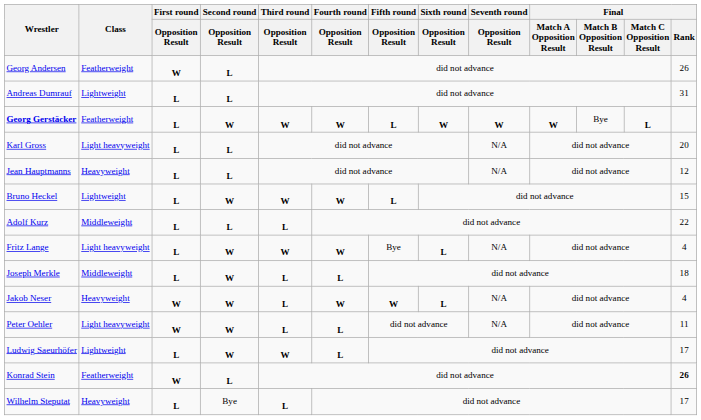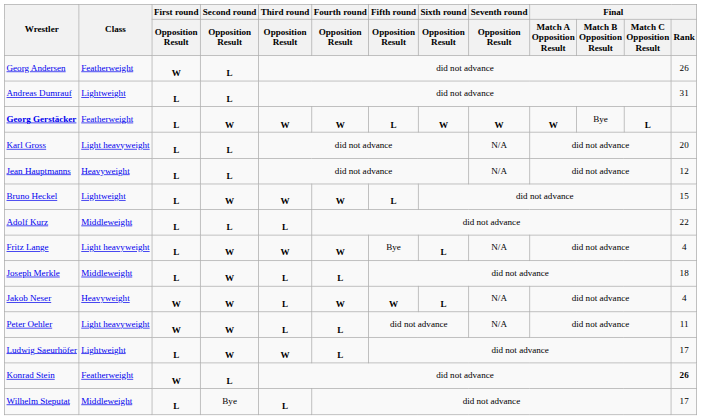(105, 401) Heavyweight -> (107, 401) Middleweight
